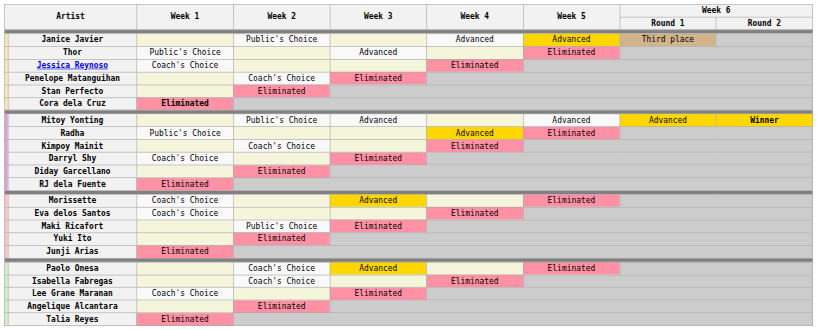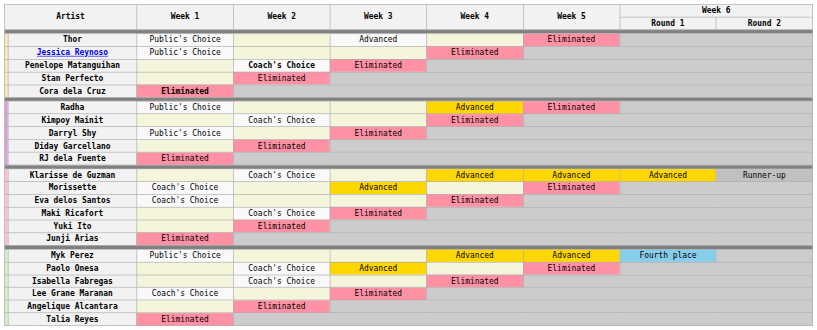- row: (72, 40)
(185, 66) Coach's Choice -> (185, 53) Public's Choice
(282, 79) normal -> (282, 66) bold
- row: (72, 121)
(185, 159) Coach's Choice -> (185, 133) Public's Choice
+ row: (72, 176)
(282, 227) Public's Choice -> (282, 214) Coach's Choice
+ row: (72, 256)
